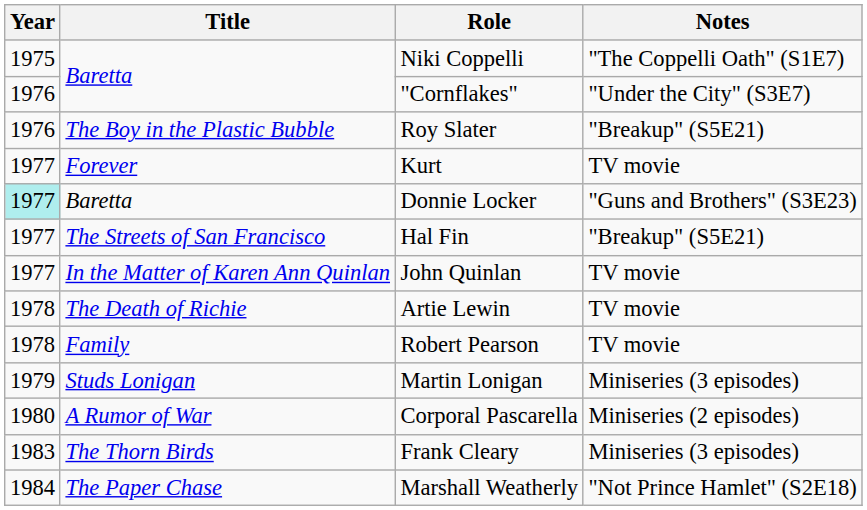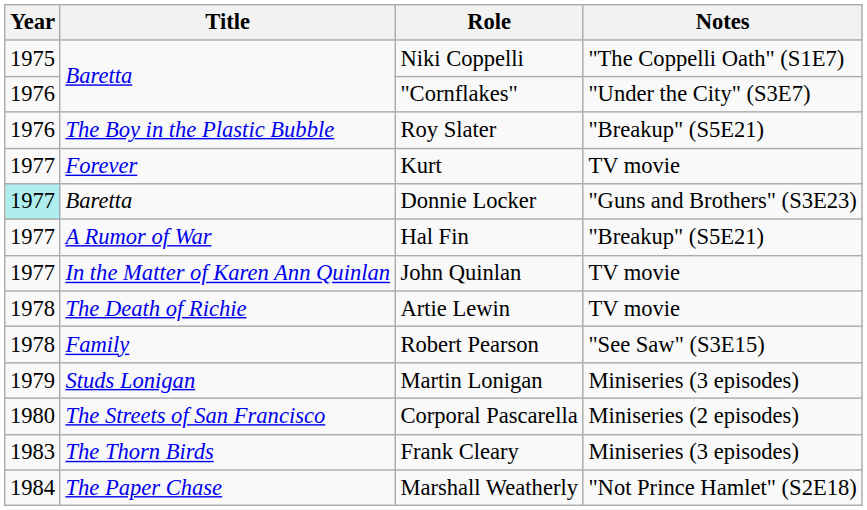(195, 237) The Streets of San Francisco -> (138, 237) A Rumor of War
(634, 344) TV movie -> (677, 344) "See Saw" (S3E15)
(138, 415) A Rumor of War -> (195, 415) The Streets of San Francisco
